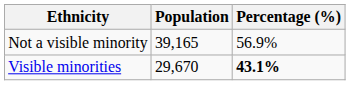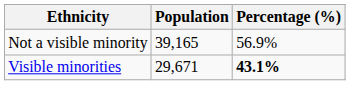(177, 67) 29,670 -> (177, 67) 29,671
